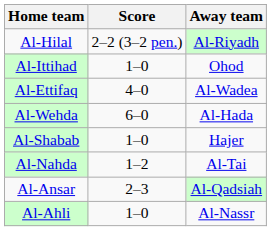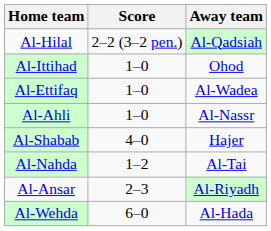(226, 41) Al-Riyadh -> (226, 41) Al-Qadsiah
(137, 90) 4–0 -> (137, 90) 1–0
rows swapped: (46, 115) <-> (46, 213)
(137, 139) 1–0 -> (137, 139) 4–0
(226, 189) Al-Qadsiah -> (226, 189) Al-Riyadh
